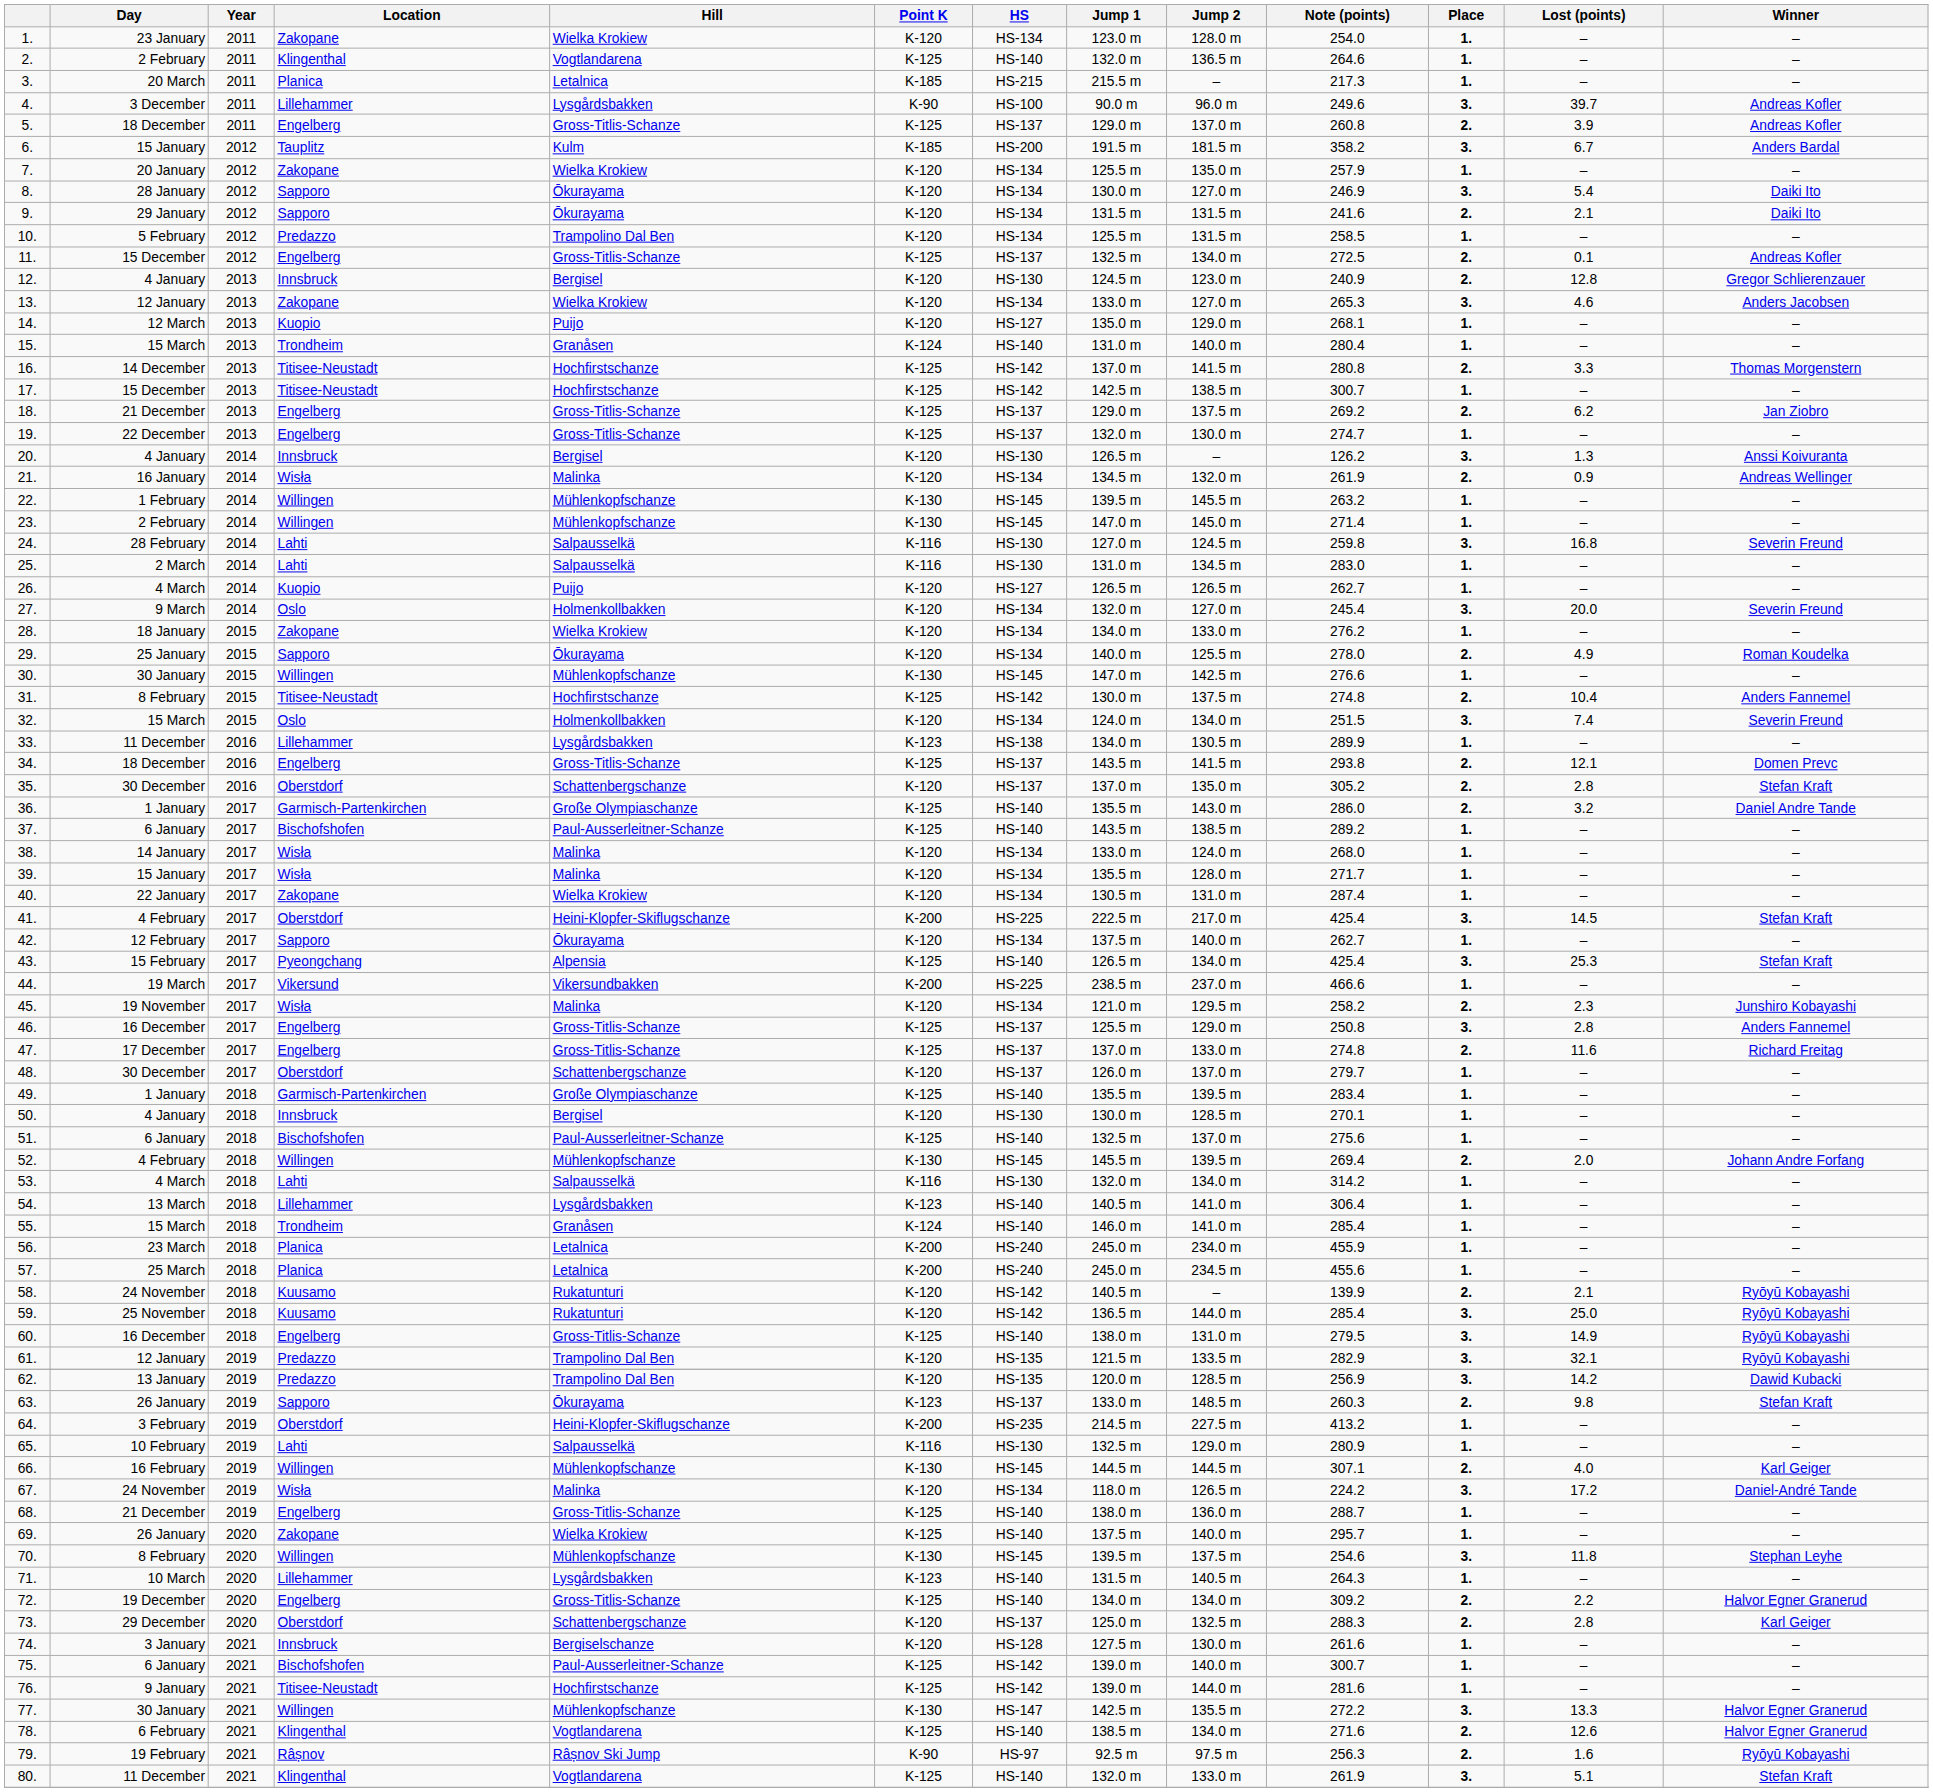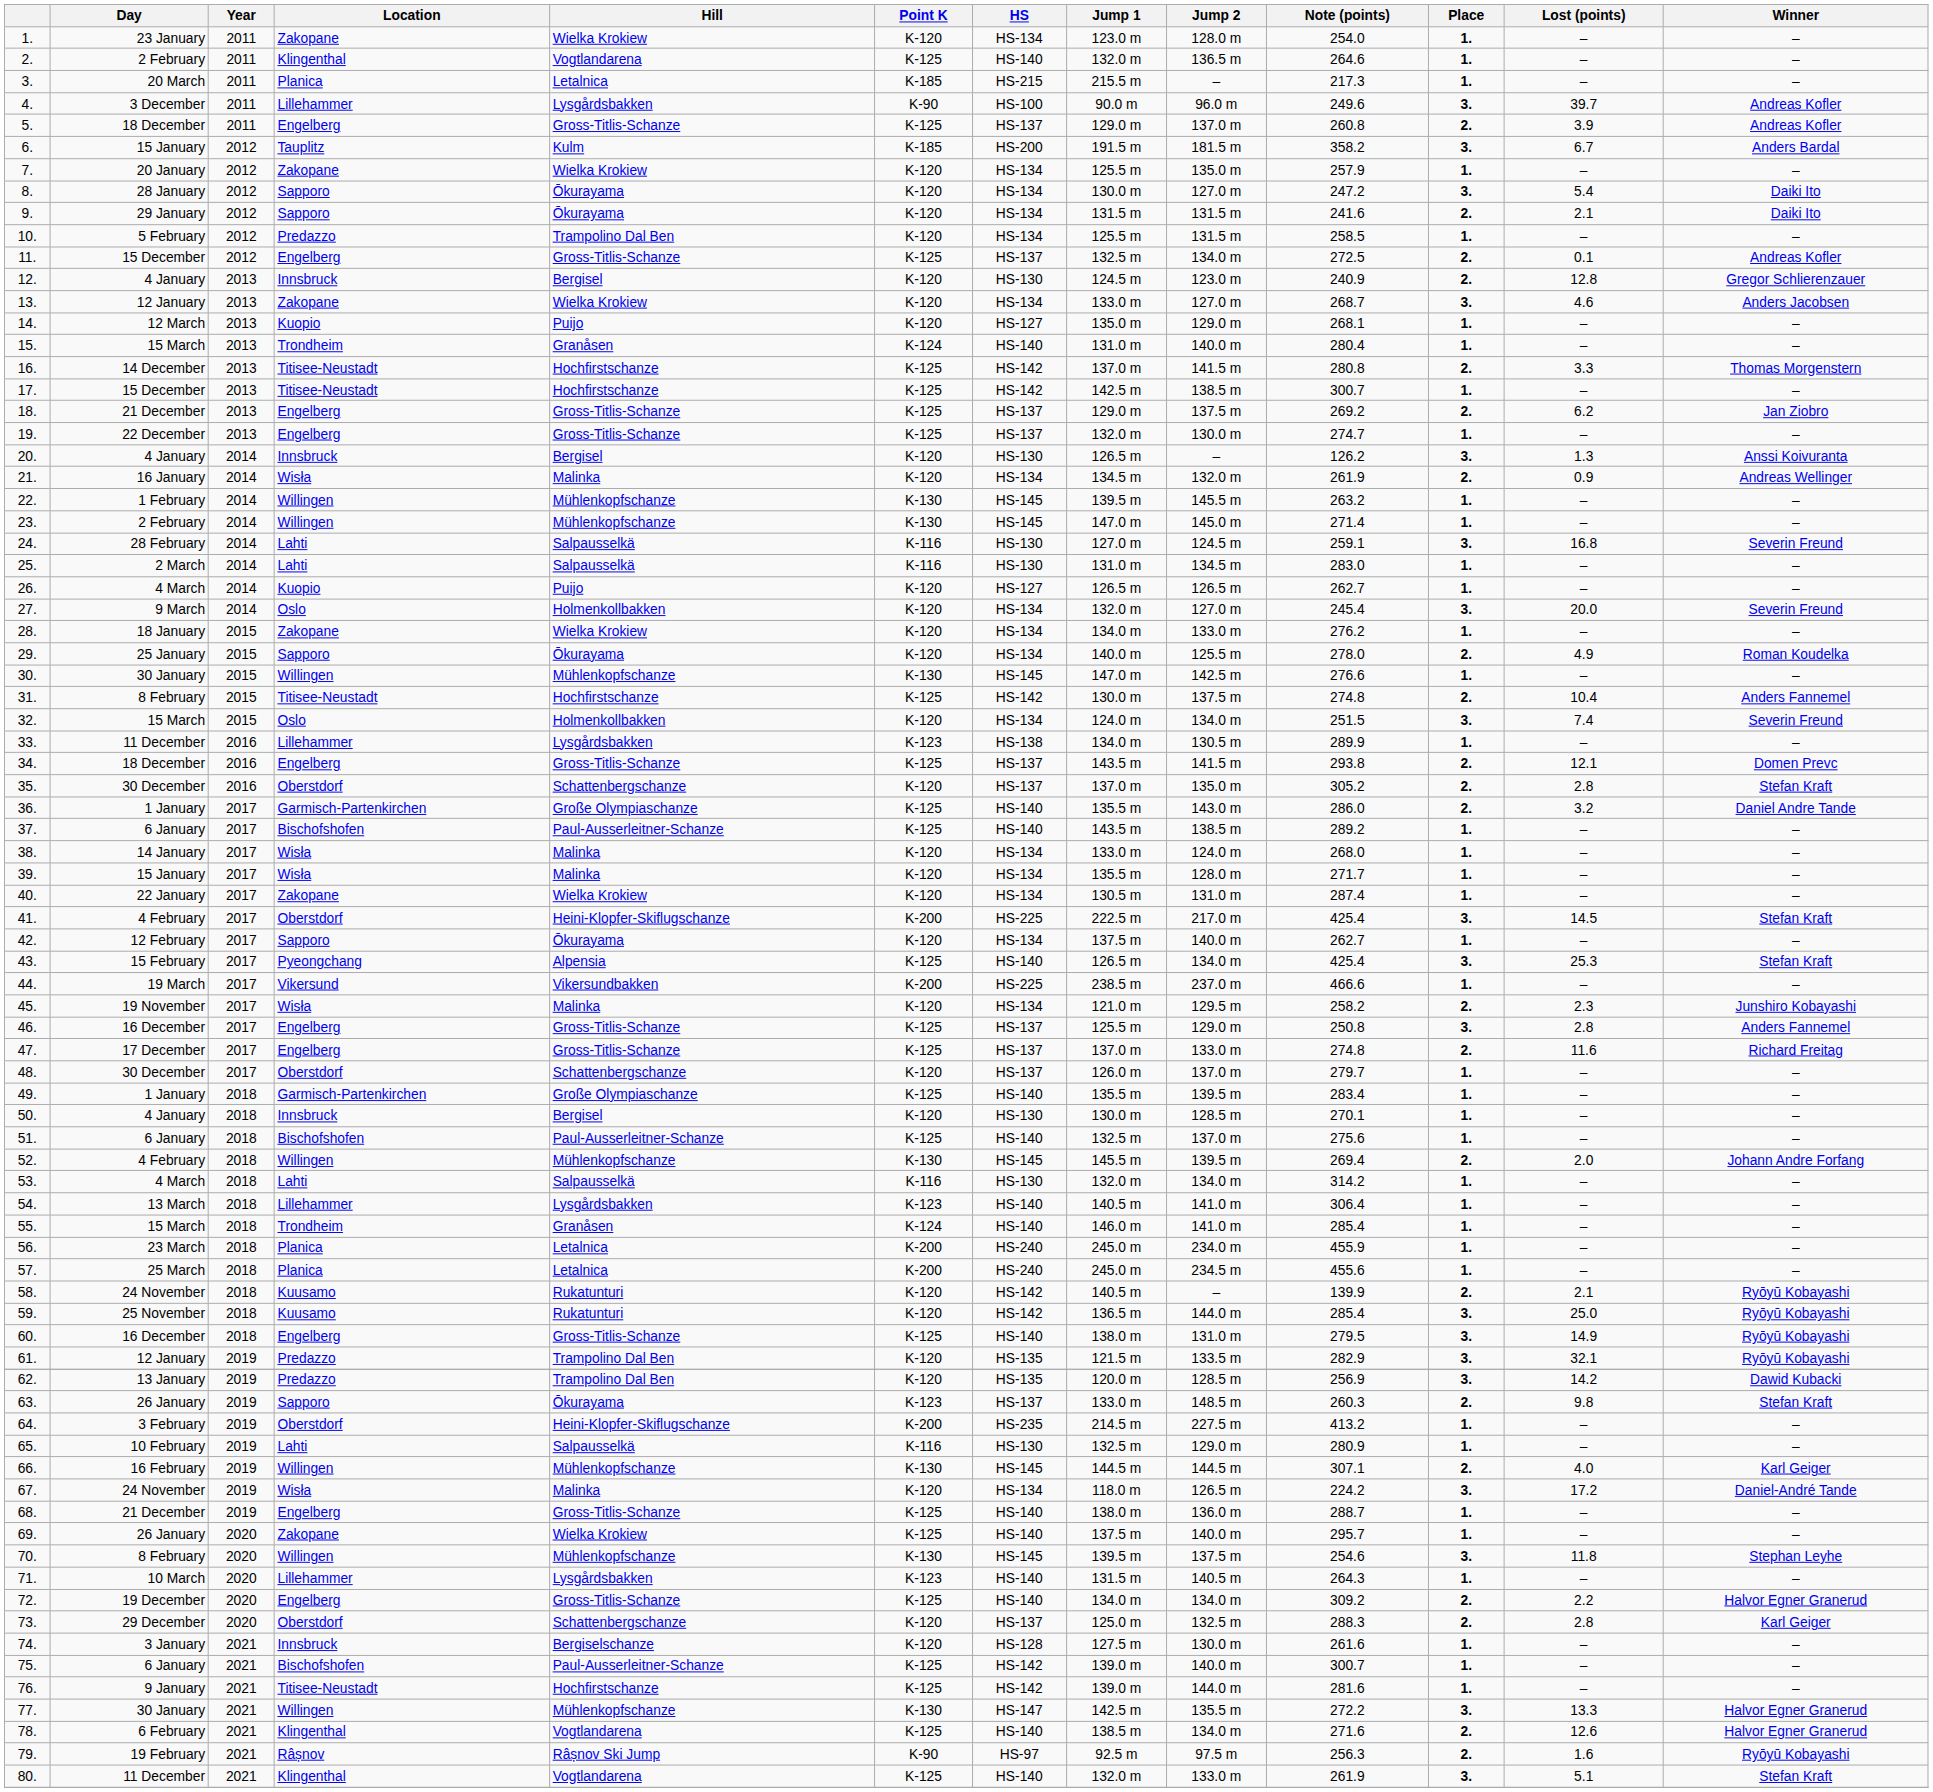(1347, 192) 246.9 -> (1347, 192) 247.2
(1347, 302) 265.3 -> (1347, 302) 268.7
(1347, 544) 259.8 -> (1347, 544) 259.1
